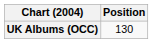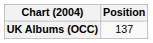(124, 30) 130 -> (124, 30) 137
